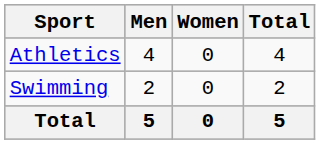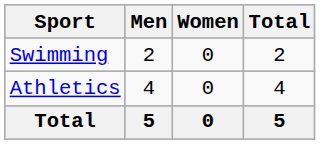rows swapped: (65, 55) <-> (59, 88)
